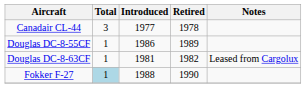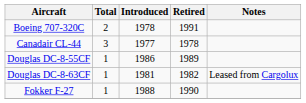+ row: (49, 28)
(106, 75) lightblue background -> (106, 91) no background
